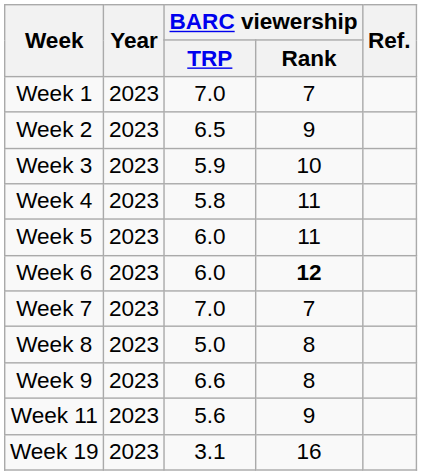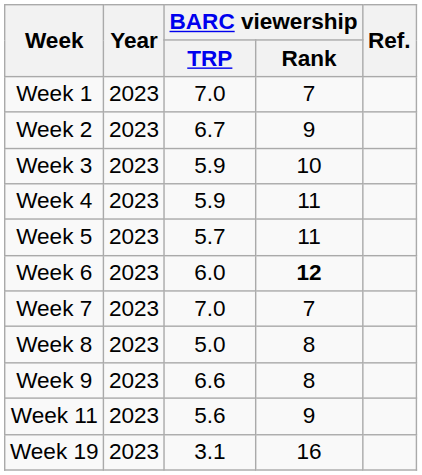(210, 129) 6.5 -> (210, 129) 6.7
(210, 201) 5.8 -> (210, 201) 5.9
(210, 237) 6.0 -> (210, 237) 5.7
